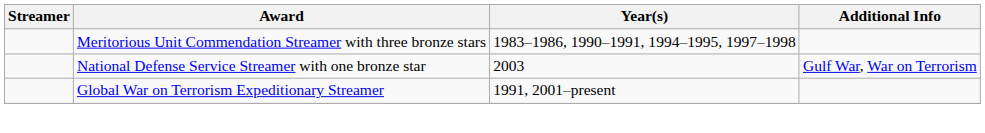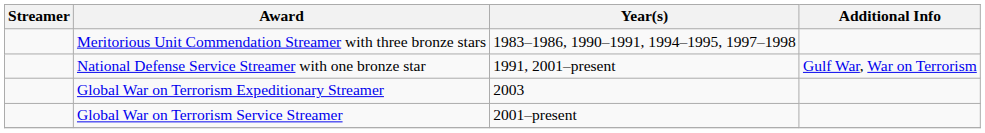(509, 66) 2003 -> (554, 66) 1991, 2001–present
(554, 90) 1991, 2001–present -> (509, 90) 2003
+ row: (210, 115)
